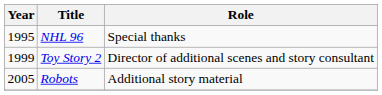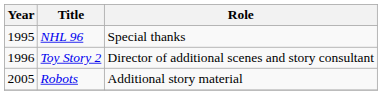(21, 57) 1999 -> (21, 57) 1996
